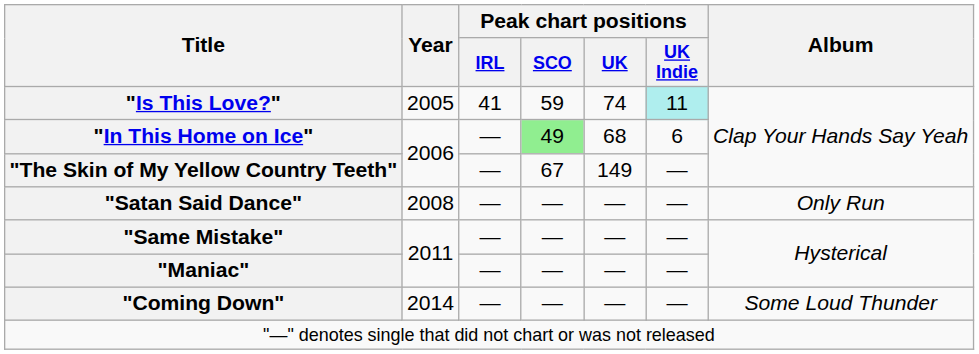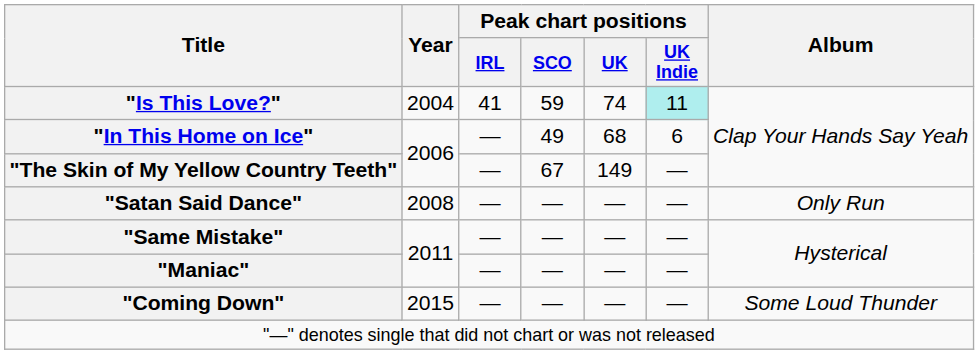(430, 102) 2005 -> (430, 102) 2004
(552, 136) lightgreen background -> (552, 136) no background
(430, 303) 2014 -> (430, 303) 2015
